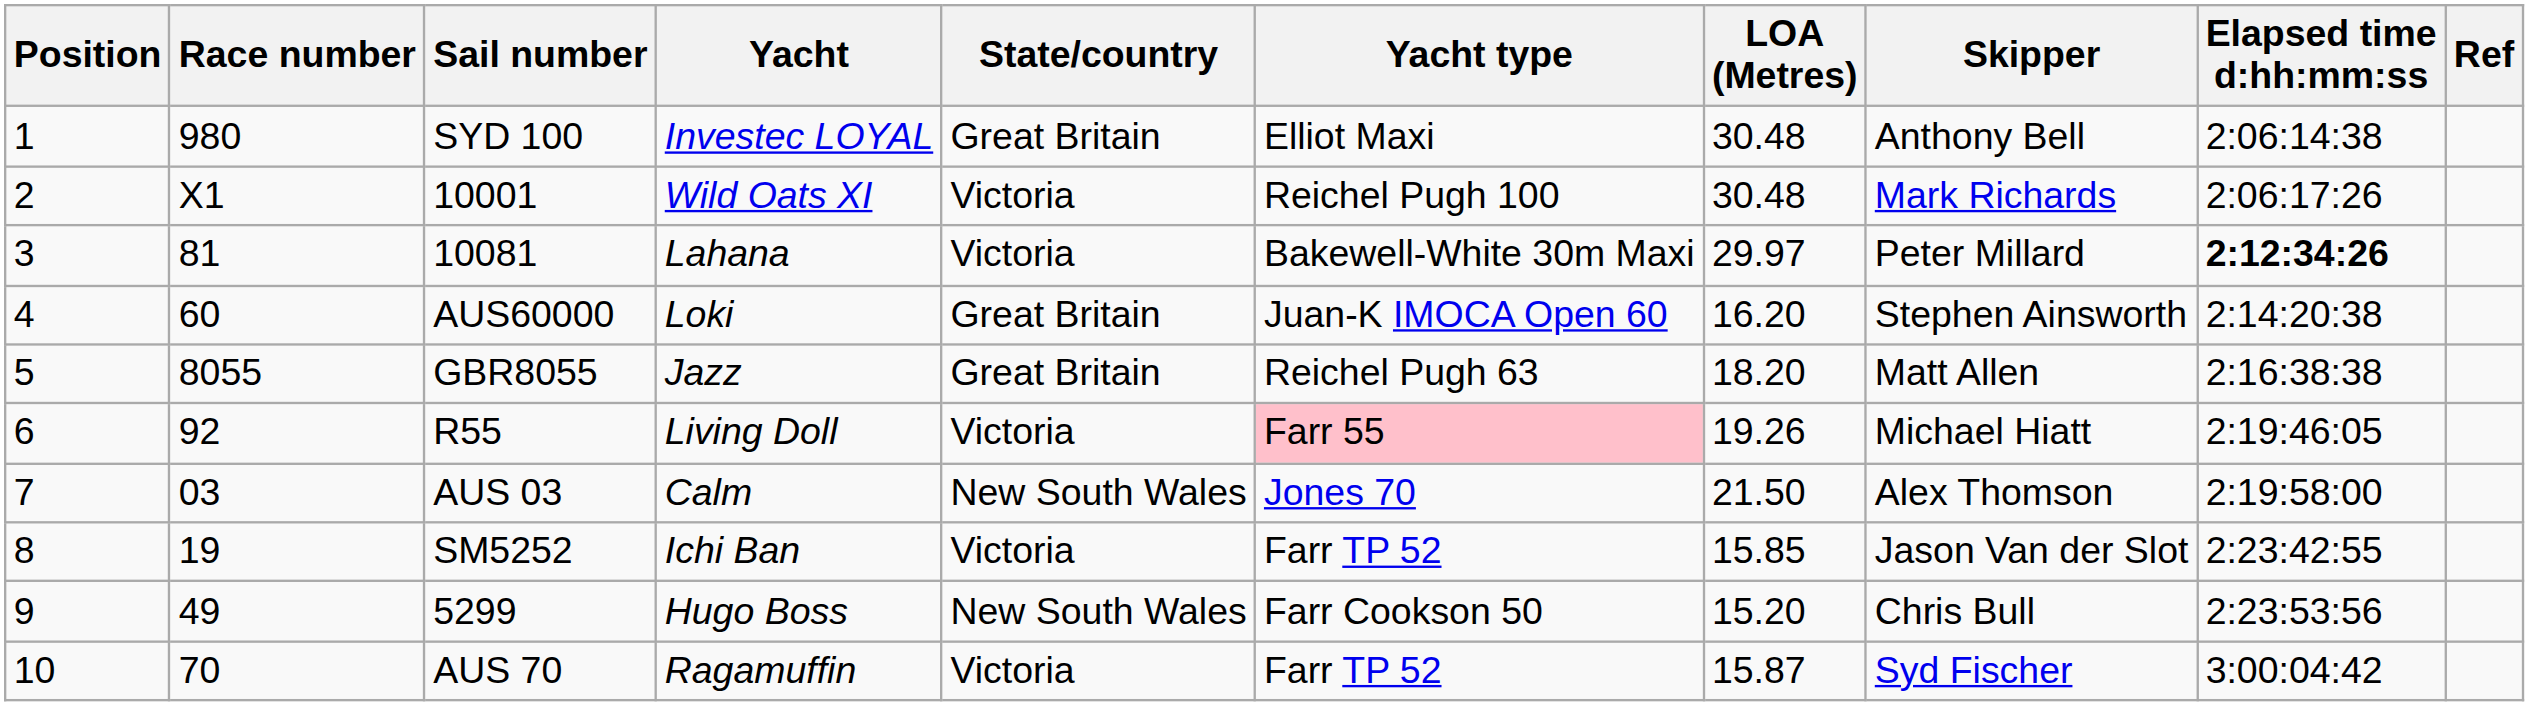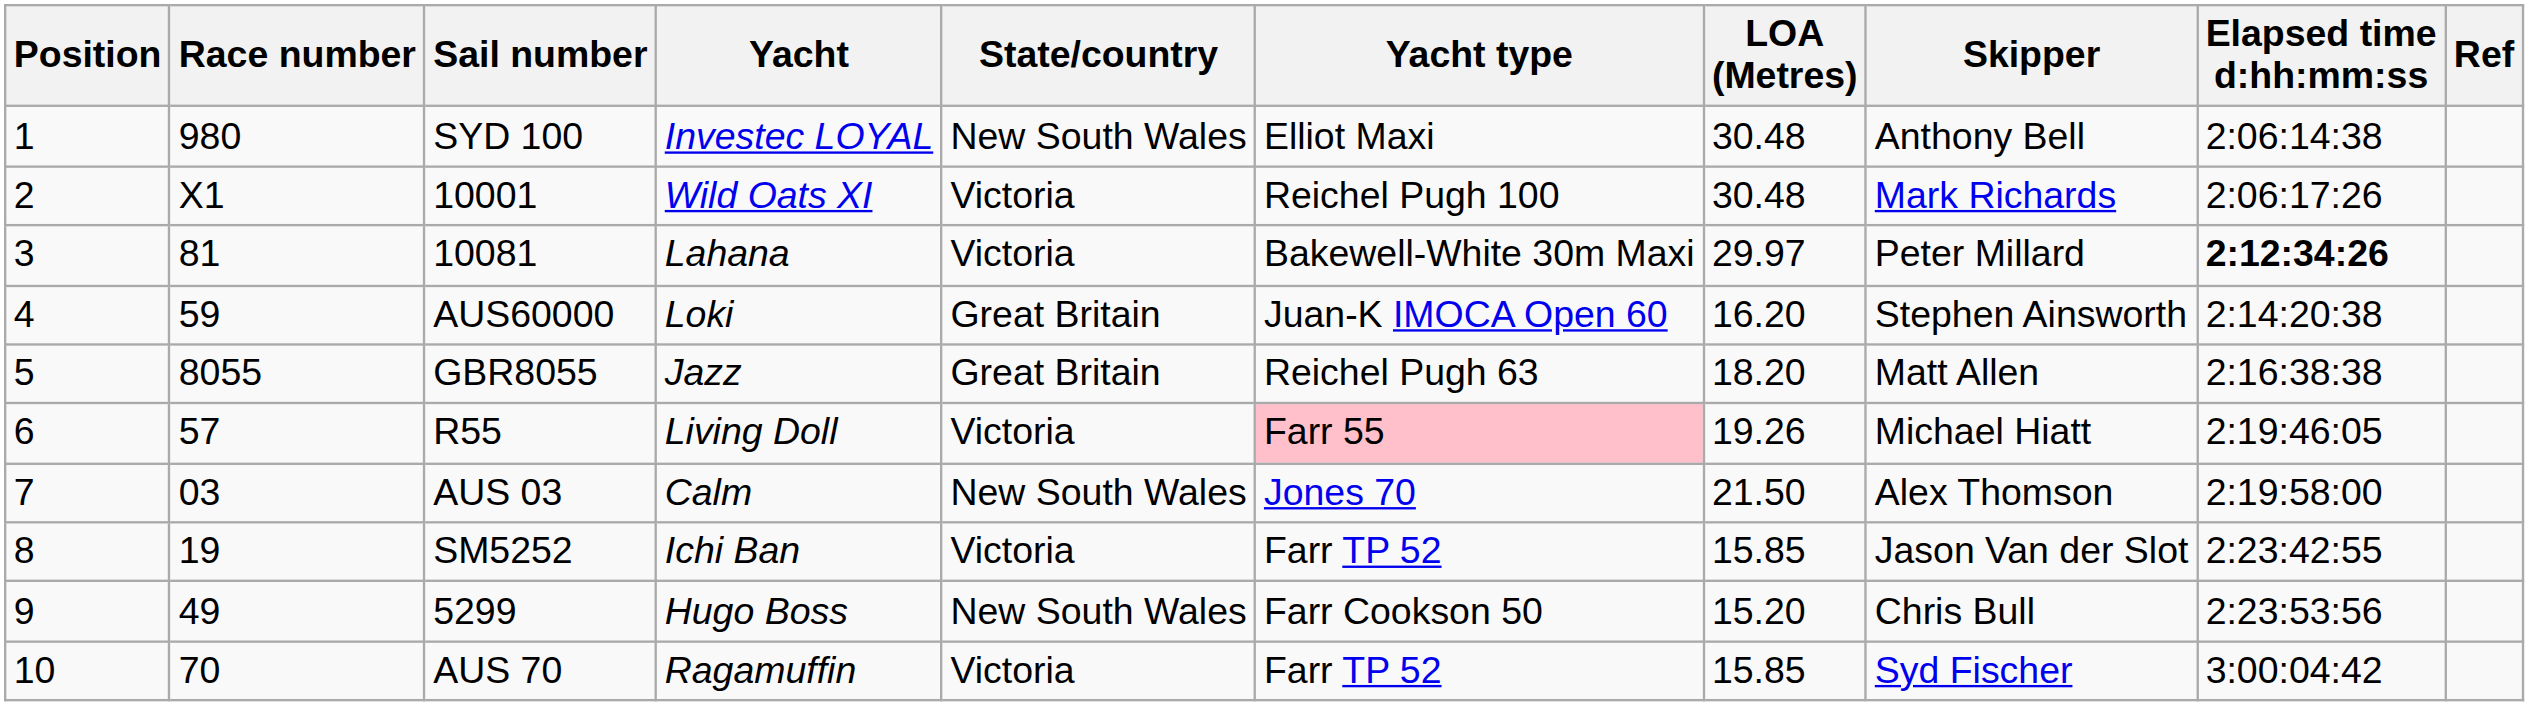(1056, 135) Great Britain -> (1099, 135) New South Wales
(200, 313) 60 -> (200, 313) 59
(200, 432) 92 -> (200, 432) 57
(1759, 670) 15.87 -> (1759, 670) 15.85
